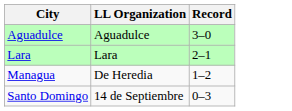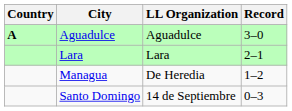+ column: (30, 14)
